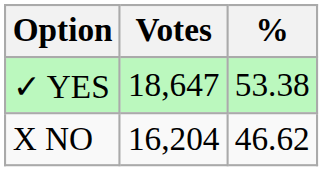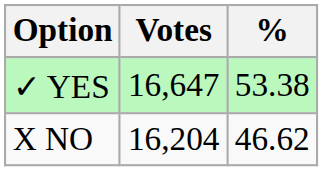(174, 84) 18,647 -> (174, 84) 16,647
